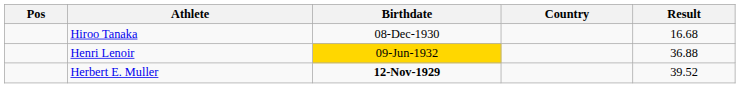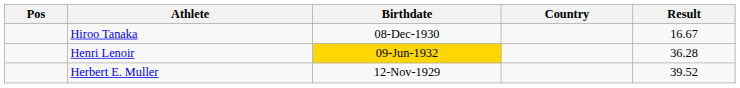(684, 33) 16.68 -> (684, 33) 16.67
(684, 53) 36.88 -> (684, 53) 36.28
(407, 72) bold -> (407, 72) normal
